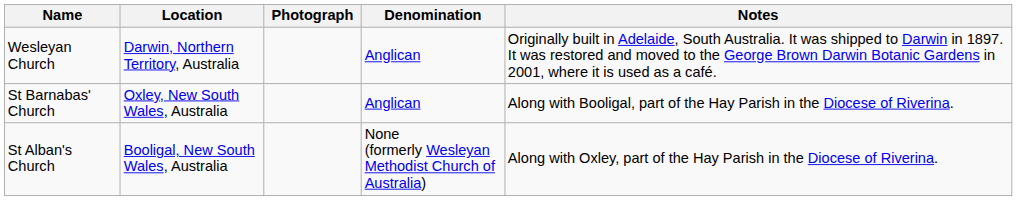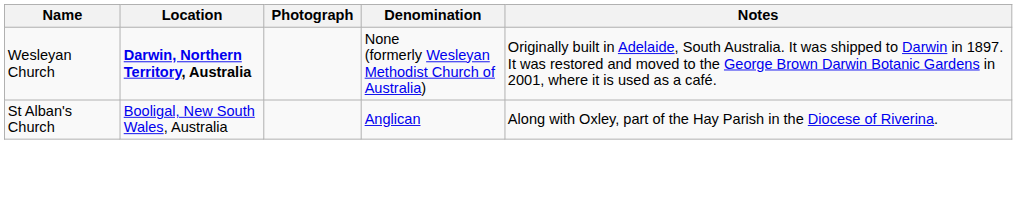(181, 55) normal -> (188, 63) bold
(393, 55) Anglican -> (430, 63) None (formerly Wesleyan Methodist Church of Australia)
- row: (49, 103)
(430, 159) None (formerly Wesleyan Methodist Church of Australia) -> (393, 119) Anglican
